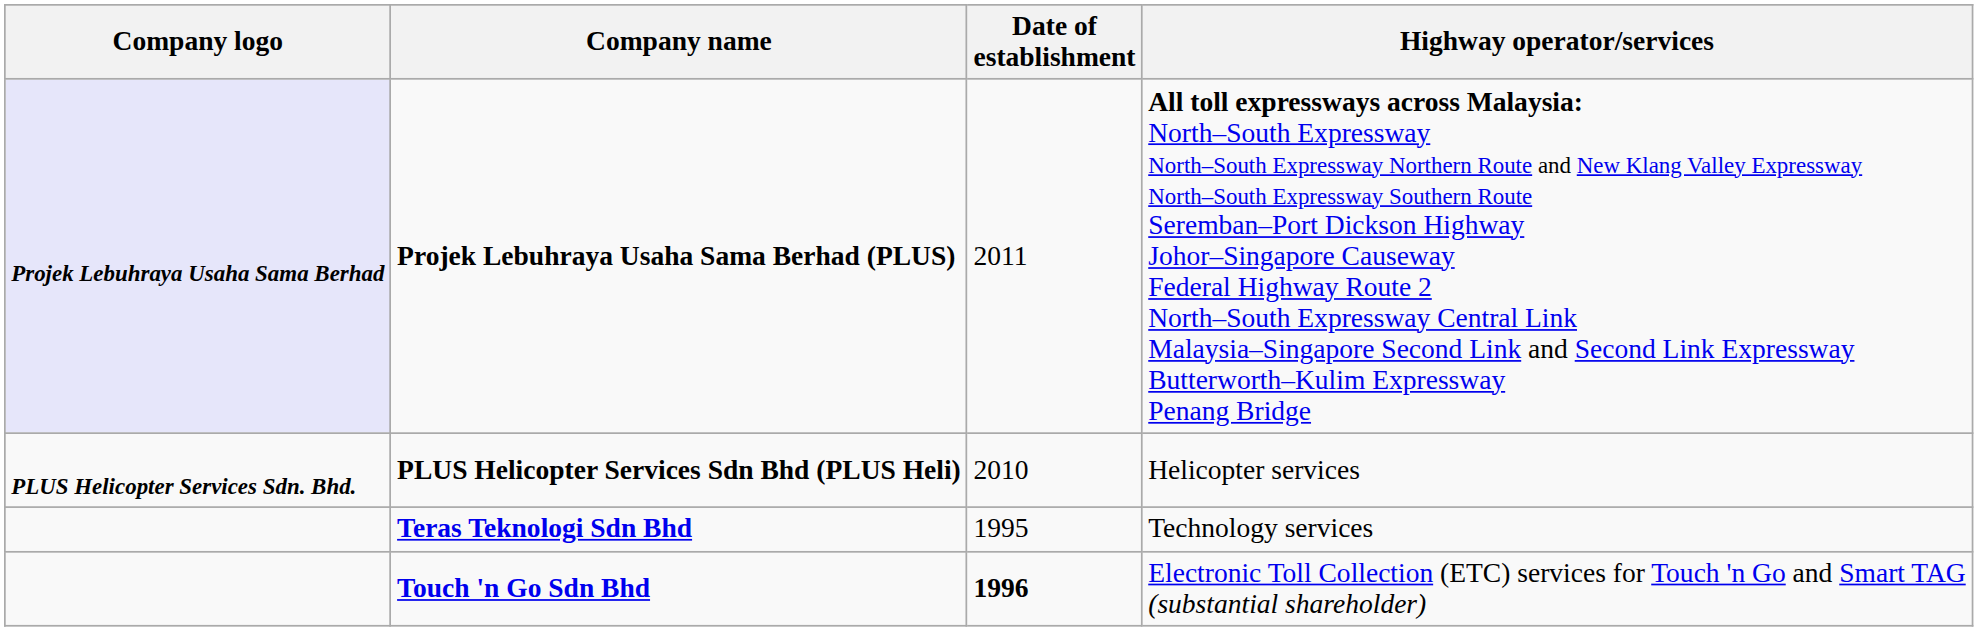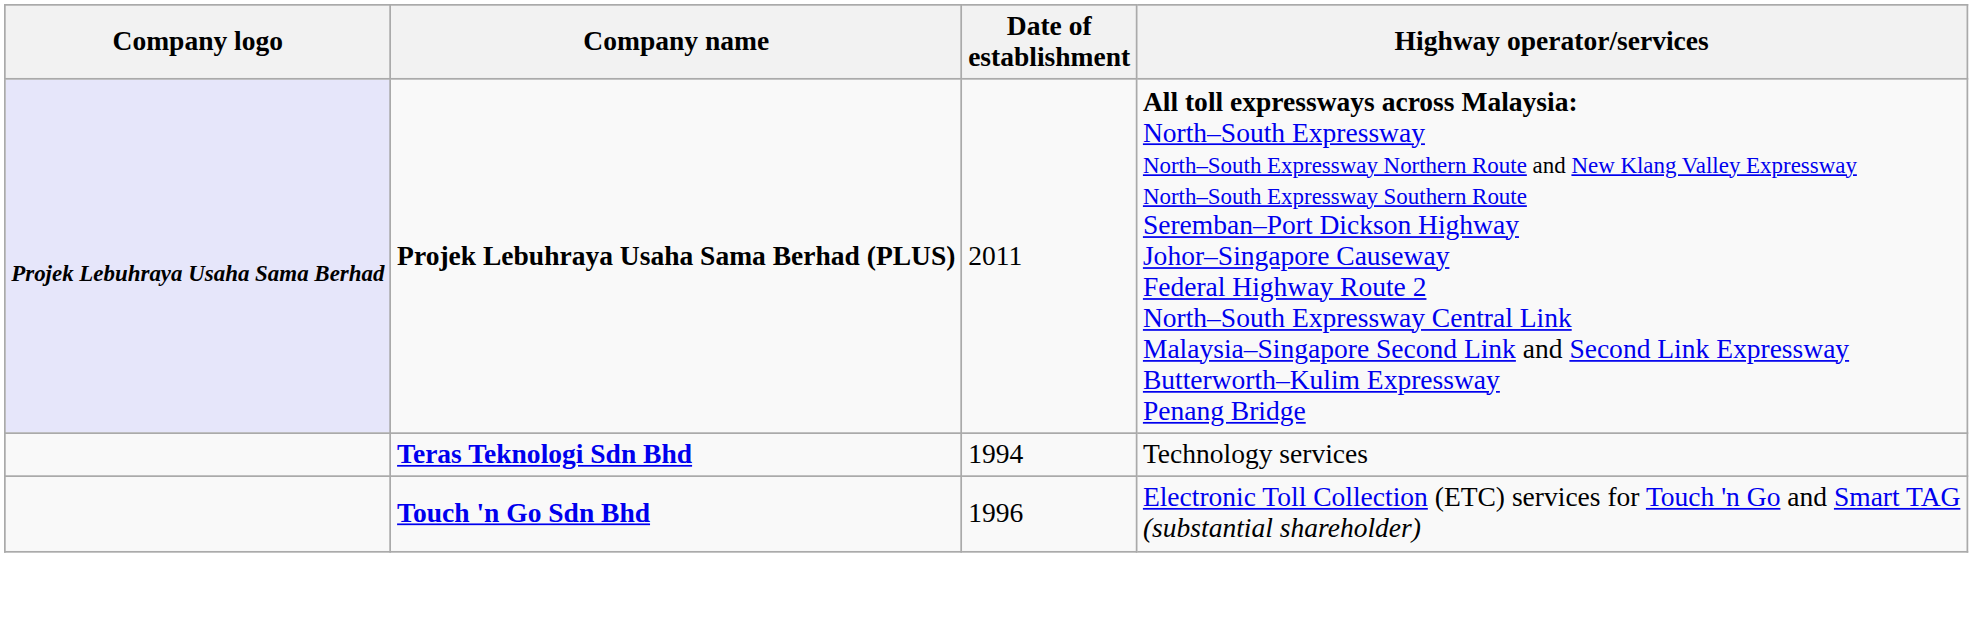- row: (679, 469)
(1001, 528) 1995 -> (996, 454) 1994
(1001, 587) bold -> (996, 513) normal
